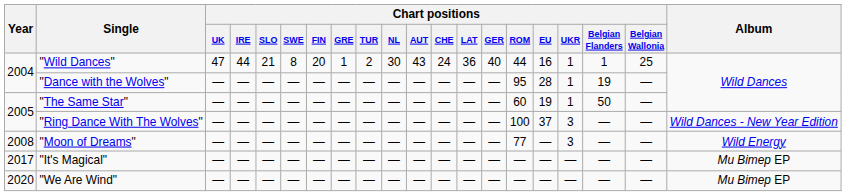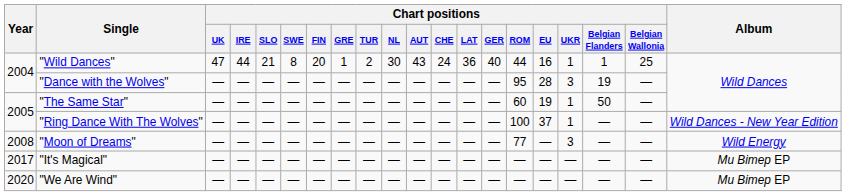(570, 82) 1 -> (570, 82) 3
(570, 122) 3 -> (570, 122) 1
